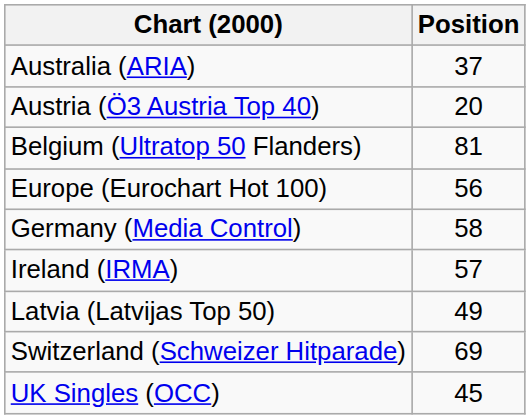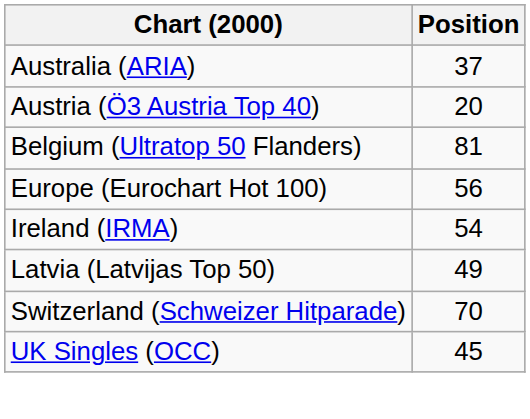- row: (156, 229)
(469, 270) 57 -> (469, 229) 54
(469, 351) 69 -> (469, 310) 70
